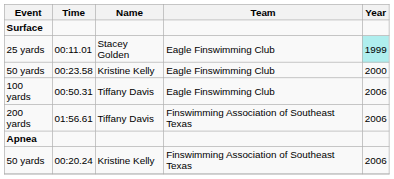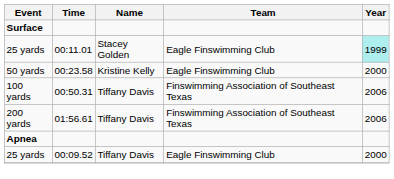(220, 91) Eagle Finswimming Club -> (250, 91) Finswimming Association of Southeast Texas
+ row: (26, 155)
- row: (26, 160)
